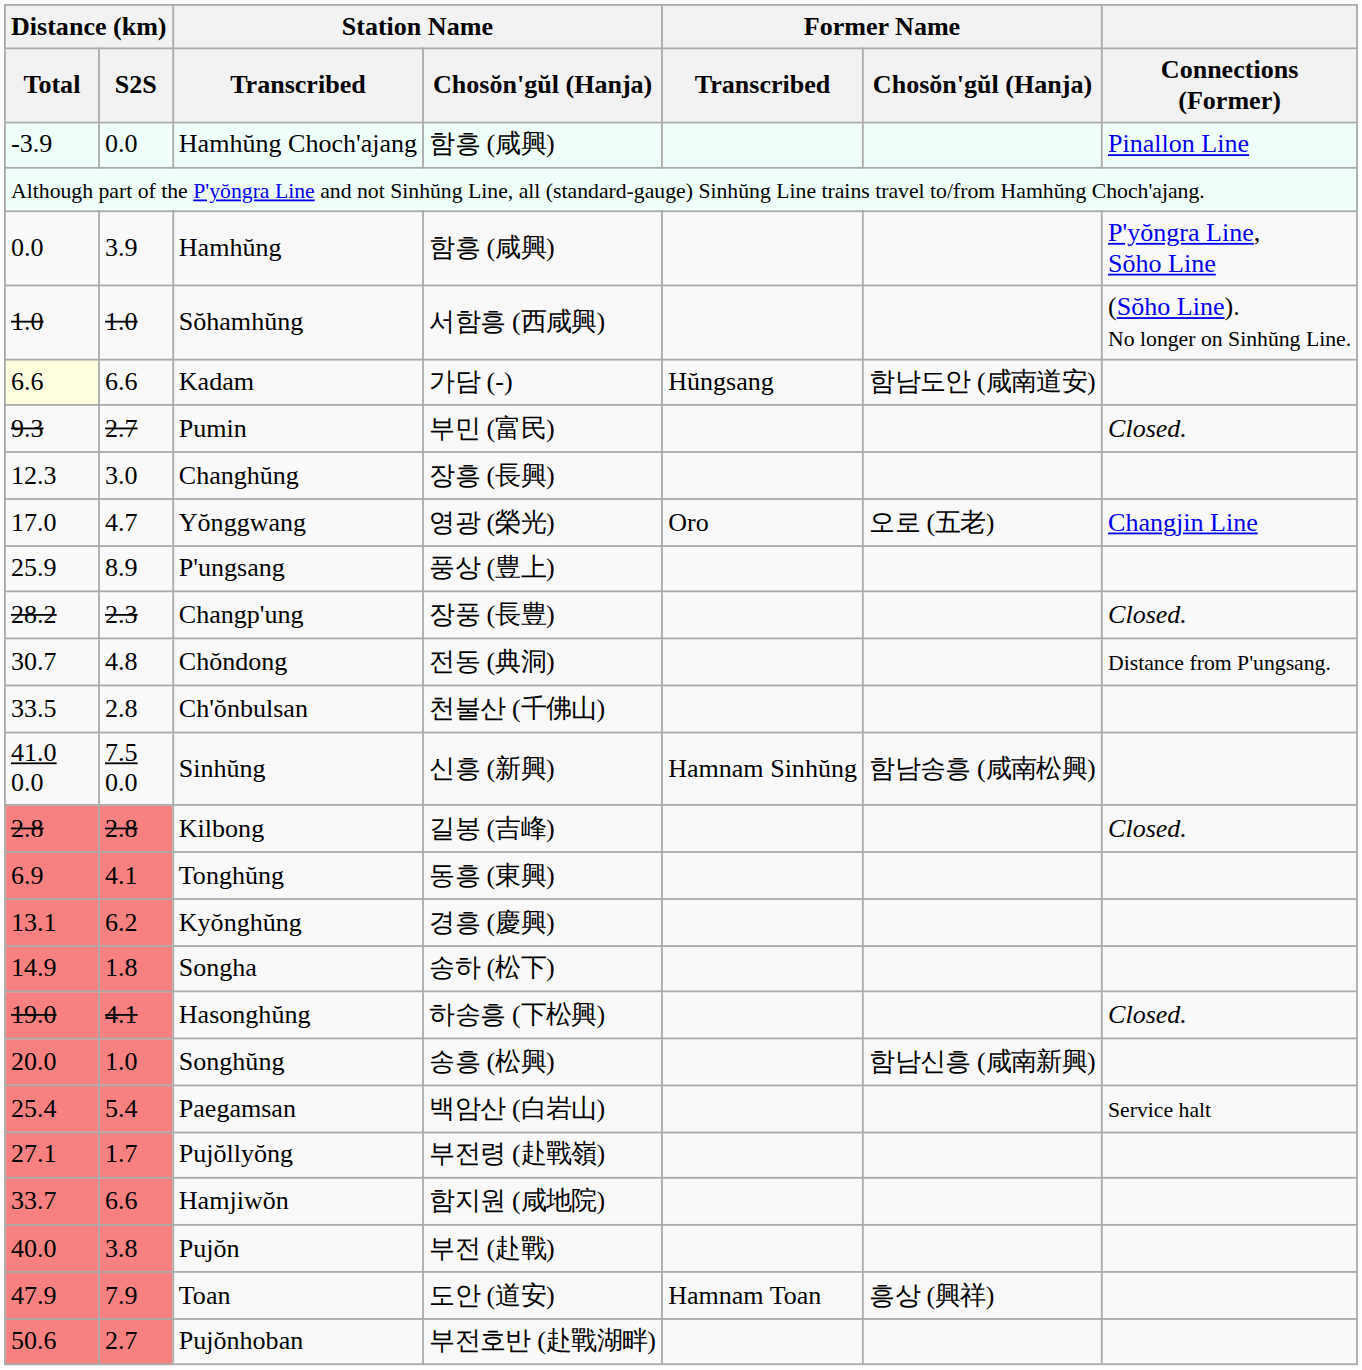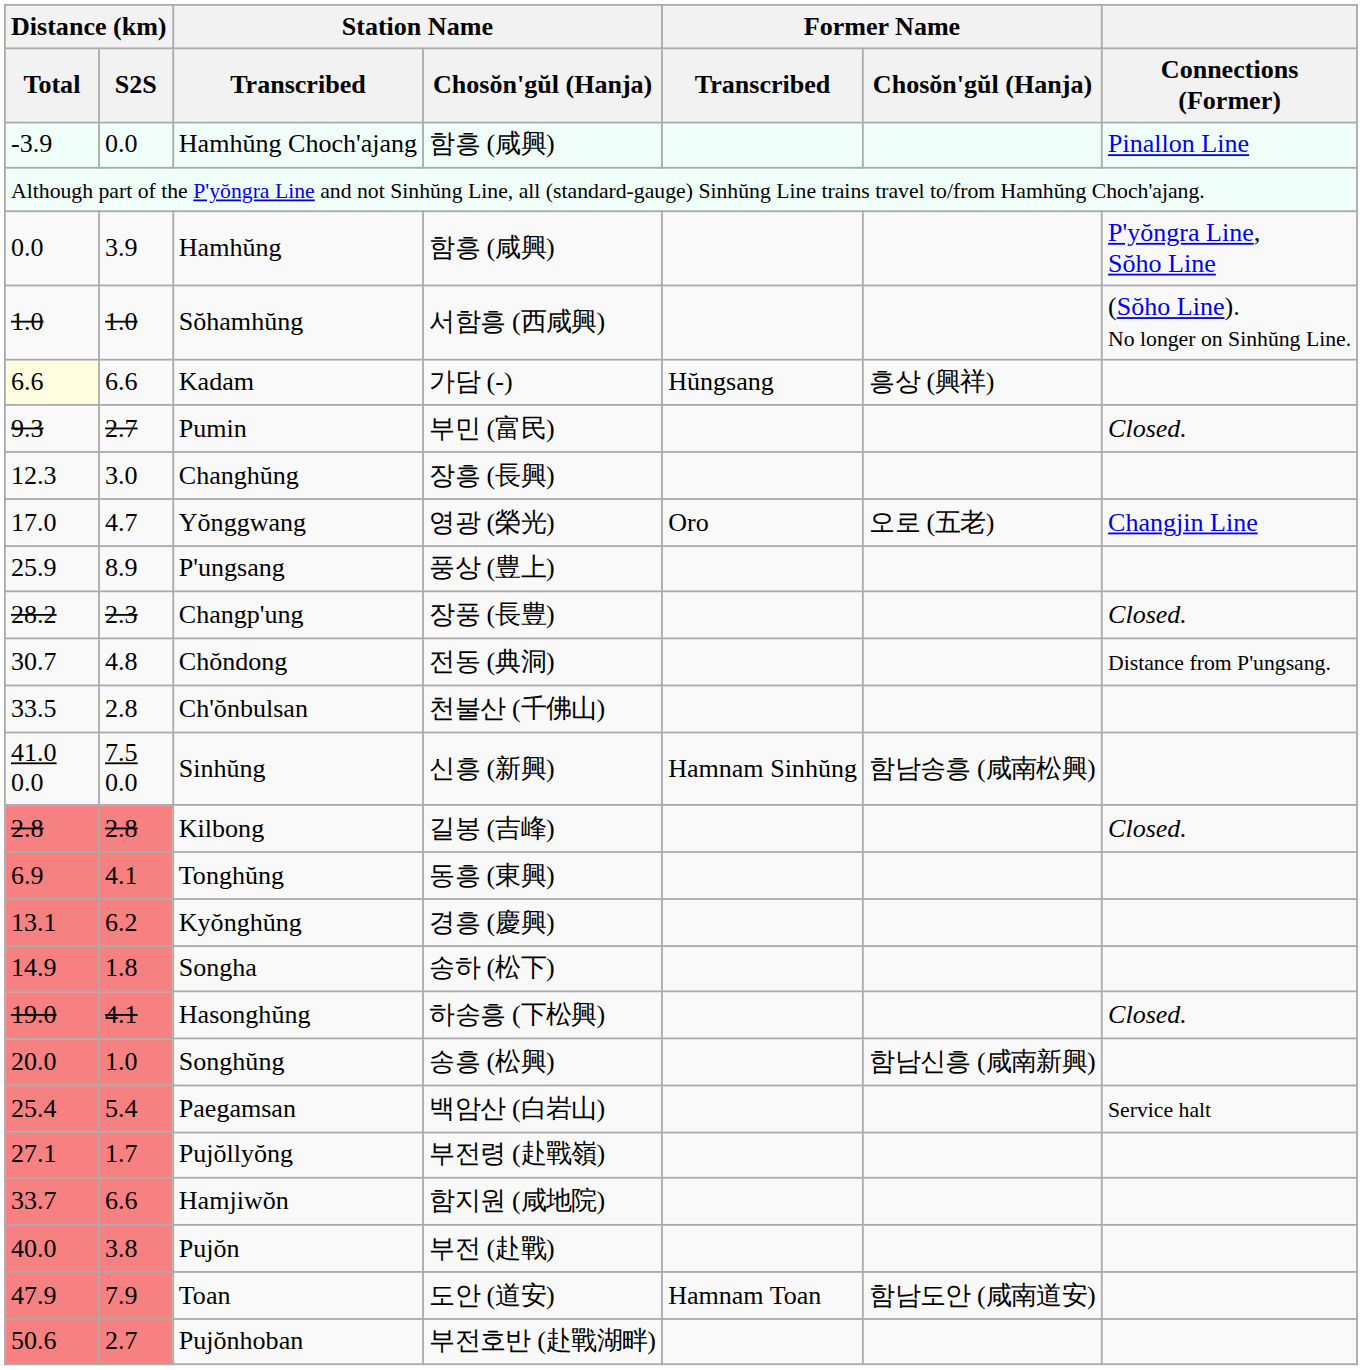(983, 382) 함남도안 (咸南道安) -> (932, 382) 흥상 (興祥)
(932, 1294) 흥상 (興祥) -> (983, 1294) 함남도안 (咸南道安)
